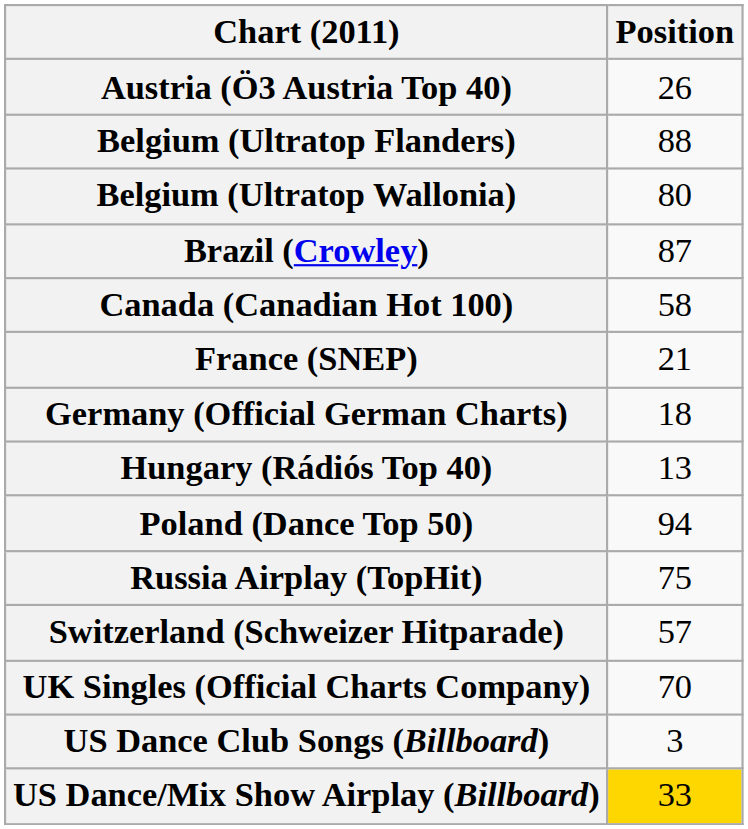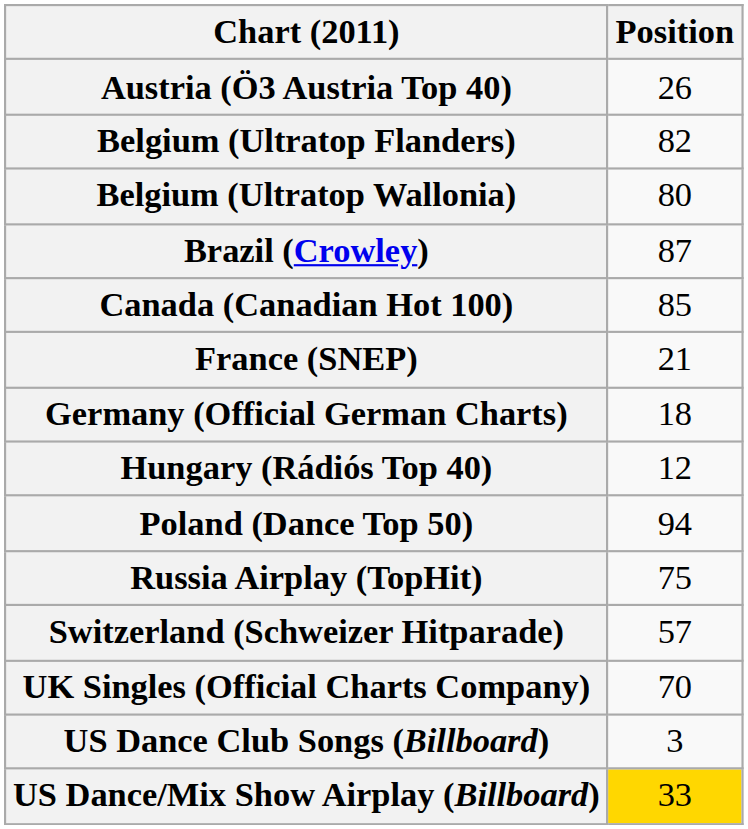(675, 140) 88 -> (675, 140) 82
(675, 304) 58 -> (675, 304) 85
(675, 468) 13 -> (675, 468) 12
